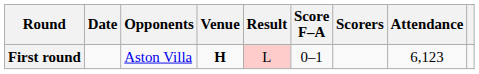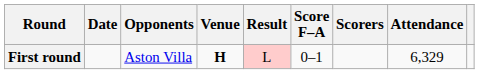(427, 56) 6,123 -> (427, 56) 6,329
